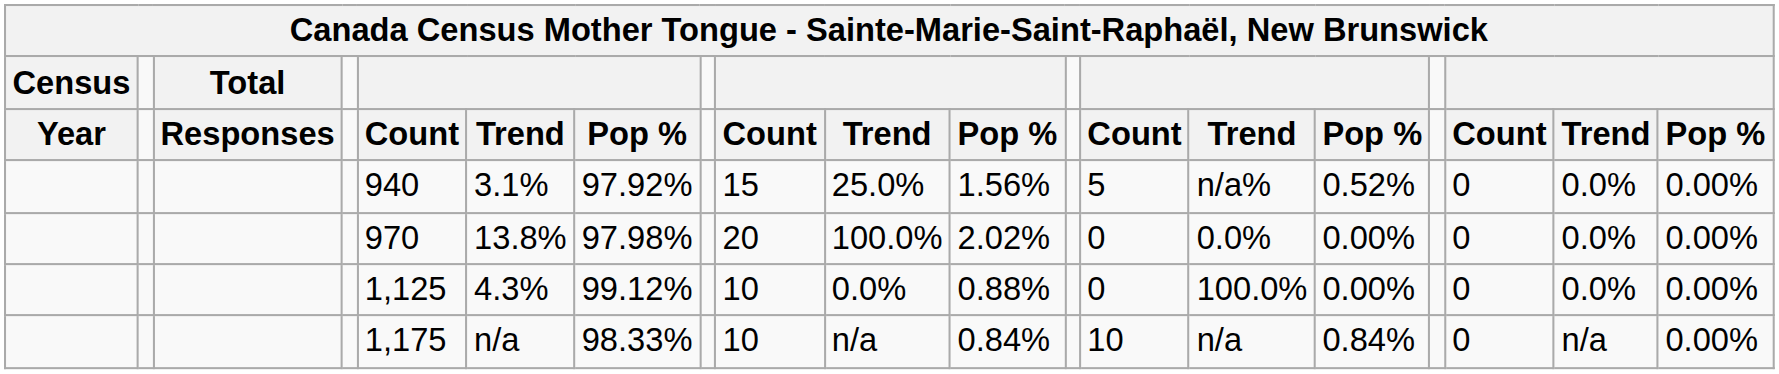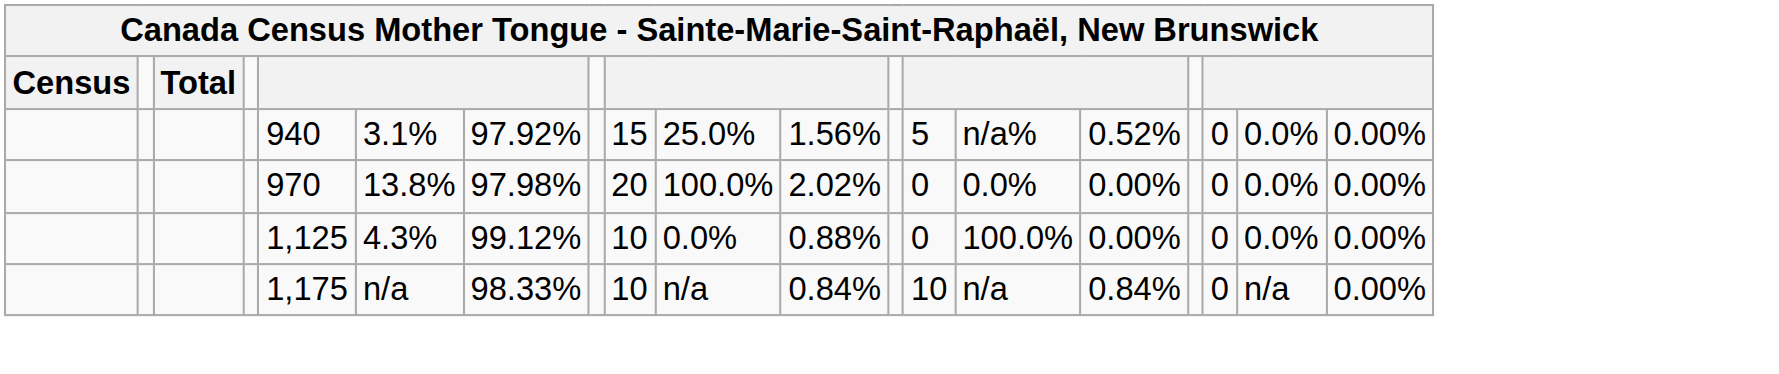- row: (71, 133)
